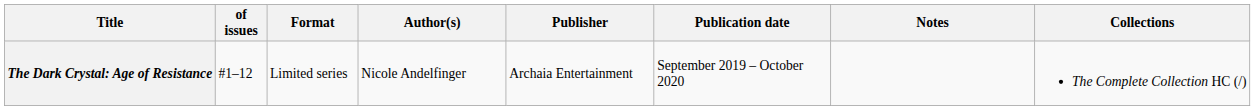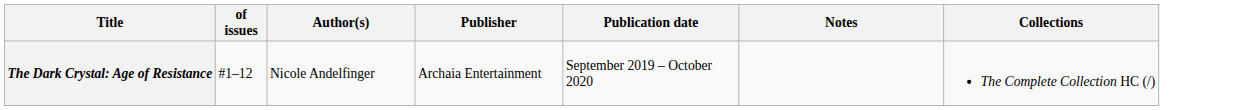- column: (313, 22)
